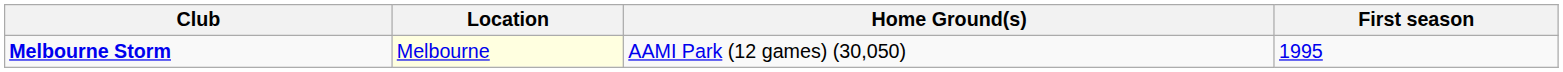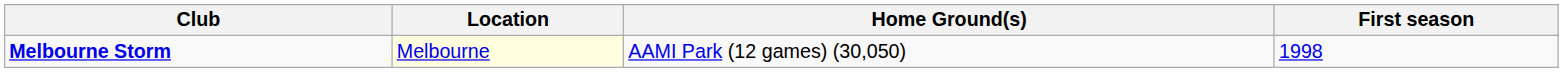(1301, 51) 1995 -> (1301, 51) 1998
